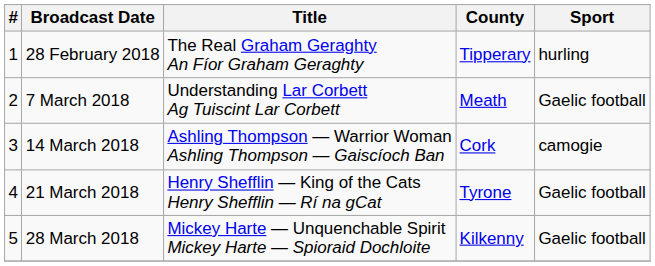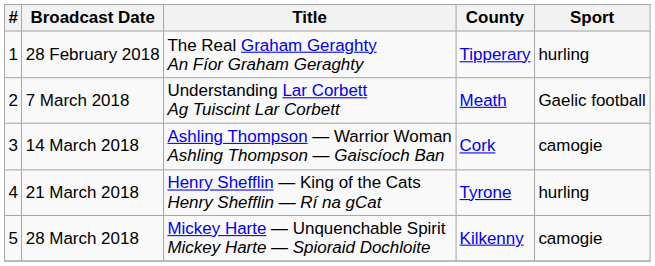(592, 192) Gaelic football -> (564, 192) hurling
(592, 238) Gaelic football -> (570, 238) camogie
